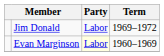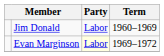(134, 28) 1969–1972 -> (134, 28) 1960–1969
(134, 43) 1960–1969 -> (134, 43) 1969–1972
